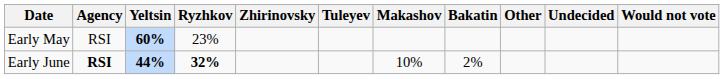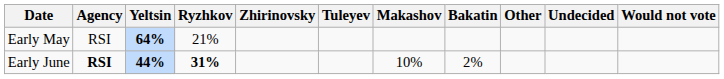(150, 39) 60% -> (150, 39) 64%
(205, 39) 23% -> (205, 39) 21%
(205, 62) 32% -> (205, 62) 31%
